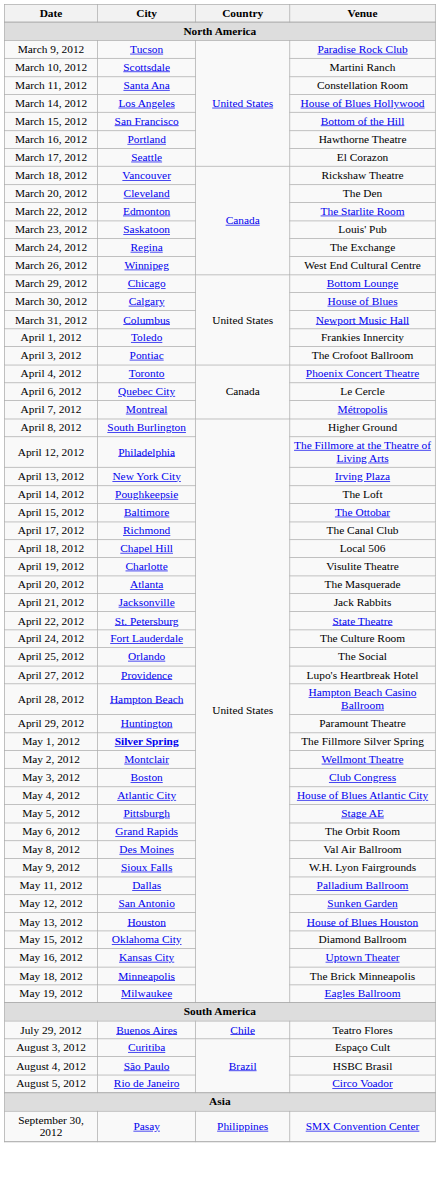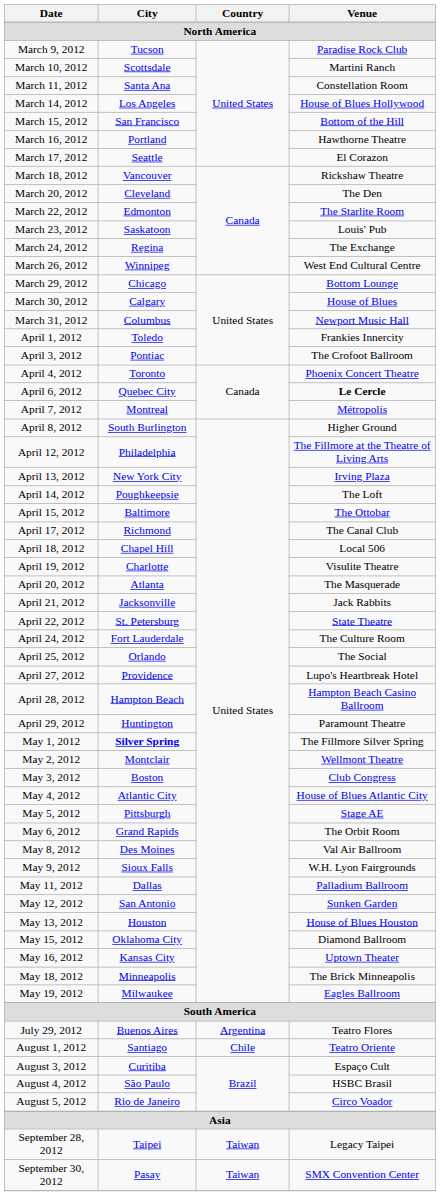(363, 391) normal -> (362, 391) bold
(243, 1029) Chile -> (243, 1029) Argentina
+ row: (51, 1047)
+ row: (51, 1144)
(243, 1126) Philippines -> (243, 1175) Taiwan
